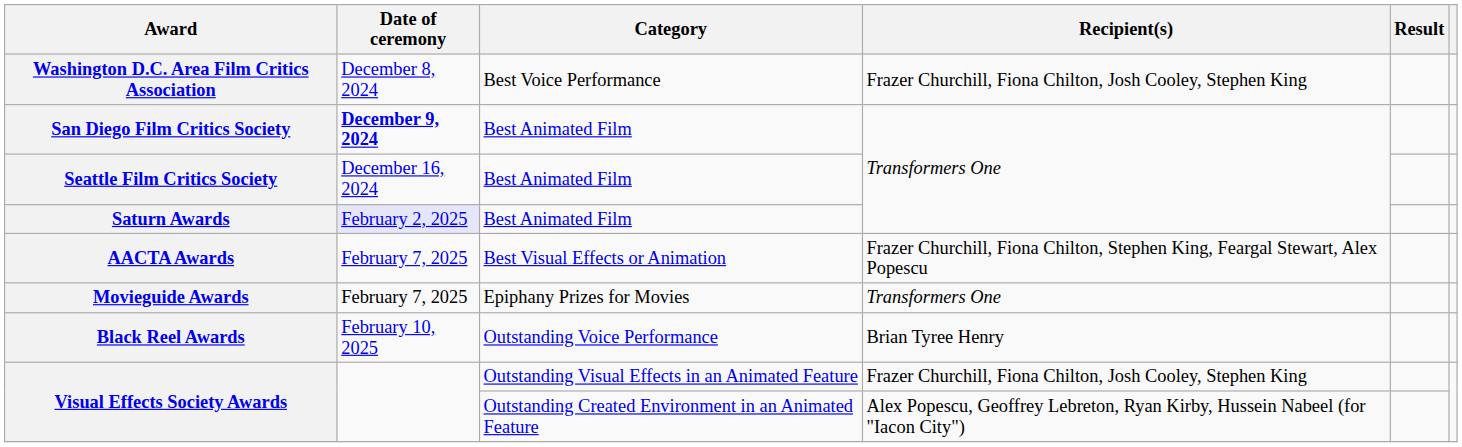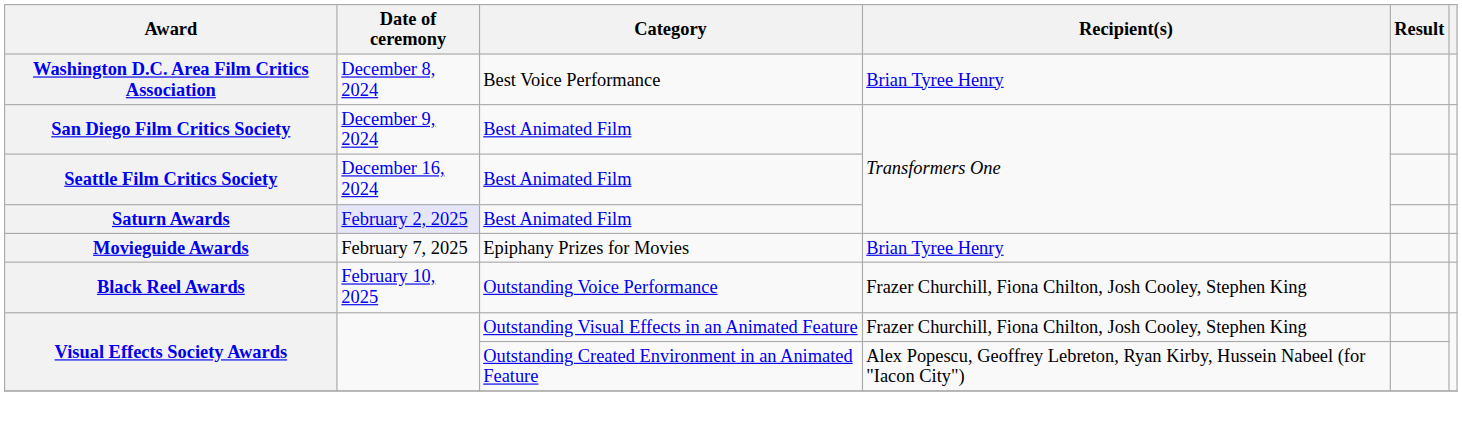(1087, 79) Frazer Churchill, Fiona Chilton, Josh Cooley, Stephen King -> (935, 79) Brian Tyree Henry
(390, 129) bold -> (388, 129) normal
- row: (171, 258)
(934, 297) Transformers One -> (935, 247) Brian Tyree Henry
(935, 337) Brian Tyree Henry -> (1086, 287) Frazer Churchill, Fiona Chilton, Josh Cooley, Stephen King
